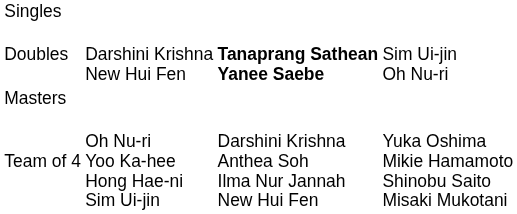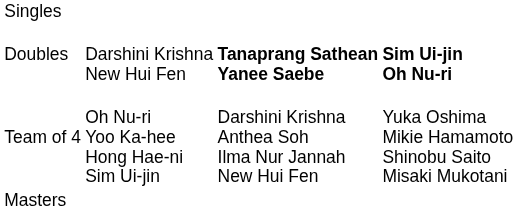(420, 64) normal -> (423, 64) bold
rows swapped: (43, 161) <-> (35, 98)
